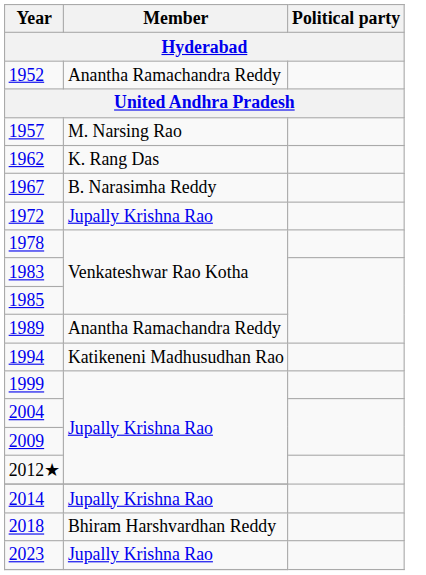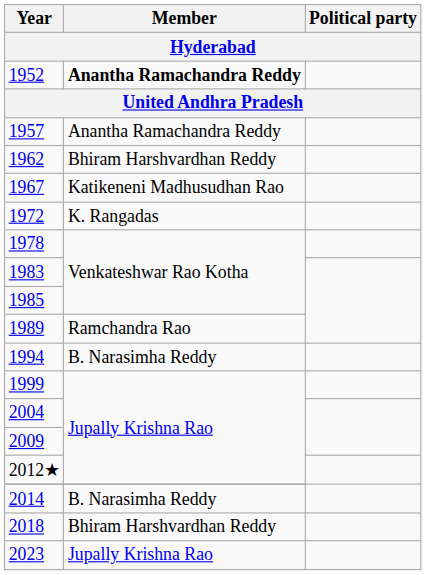(174, 74) normal -> (184, 74) bold
(125, 131) M. Narsing Rao -> (174, 131) Anantha Ramachandra Reddy
(114, 159) K. Rang Das -> (172, 159) Bhiram Harshvardhan Reddy
(142, 187) B. Narasimha Reddy -> (176, 187) Katikeneni Madhusudhan Rao
(140, 215) Jupally Krishna Rao -> (113, 215) K. Rangadas
(174, 328) Anantha Ramachandra Reddy -> (129, 328) Ramchandra Rao
(176, 356) Katikeneni Madhusudhan Rao -> (142, 356) B. Narasimha Reddy
(140, 498) Jupally Krishna Rao -> (142, 498) B. Narasimha Reddy
